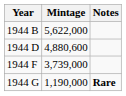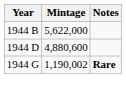- row: (22, 64)
(66, 82) 1,190,000 -> (66, 64) 1,190,002
